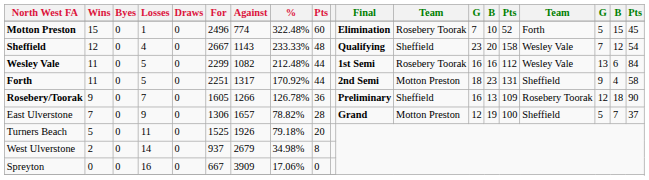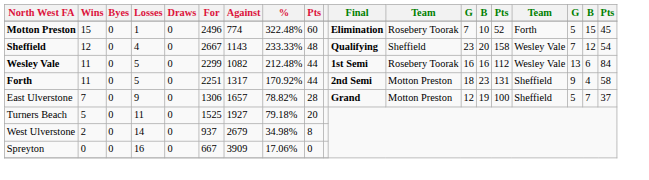- row: (45, 97)
(244, 131) 1926 -> (237, 114) 1927
